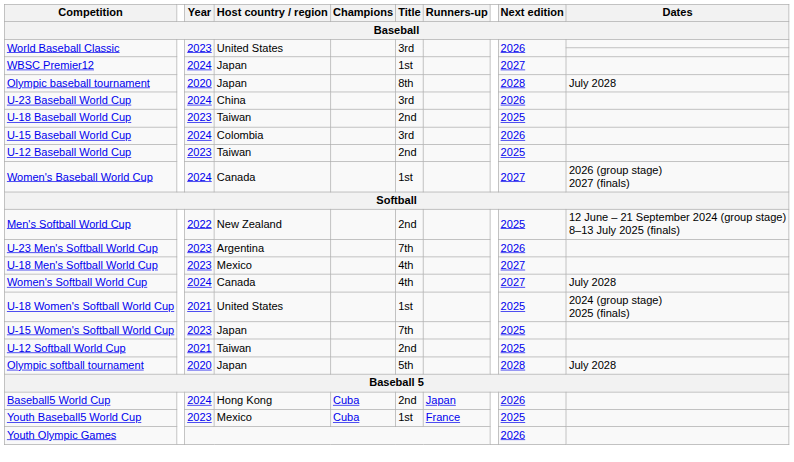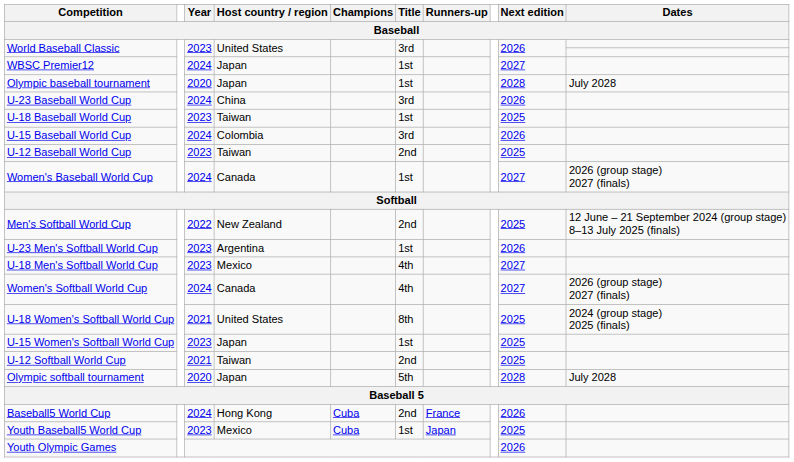(406, 83) 8th -> (406, 83) 1st
(407, 118) 2nd -> (406, 118) 1st
(406, 248) 7th -> (406, 248) 1st
(593, 283) July 2028 -> (616, 289) 2026 (group stage) 2027 (finals)
(406, 306) 1st -> (406, 319) 8th
(406, 330) 7th -> (406, 343) 1st
(441, 400) Japan -> (443, 413) France
(443, 418) France -> (441, 430) Japan
